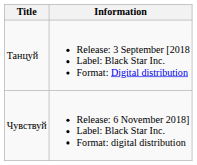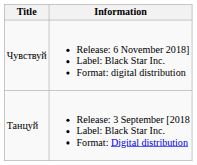rows swapped: (22, 55) <-> (27, 125)
